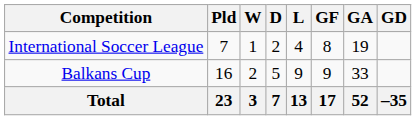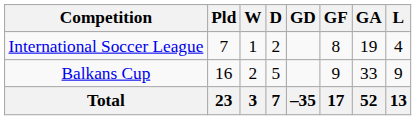columns swapped: (299, 18) <-> (394, 18)
